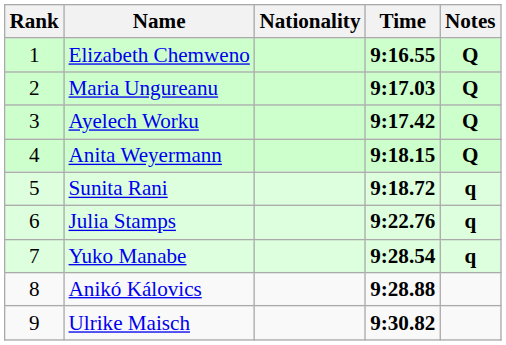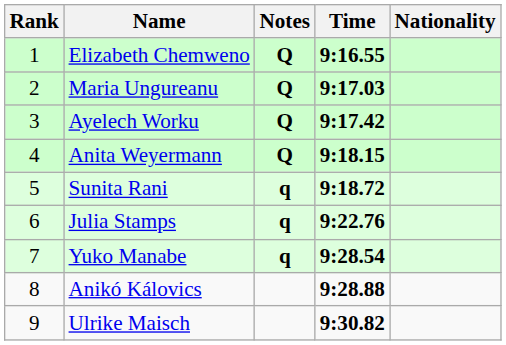columns swapped: (310, 21) <-> (470, 21)
